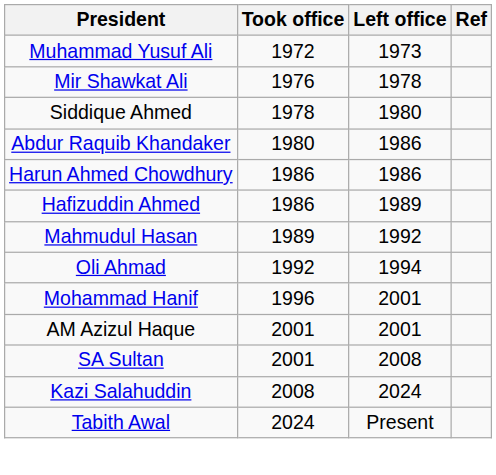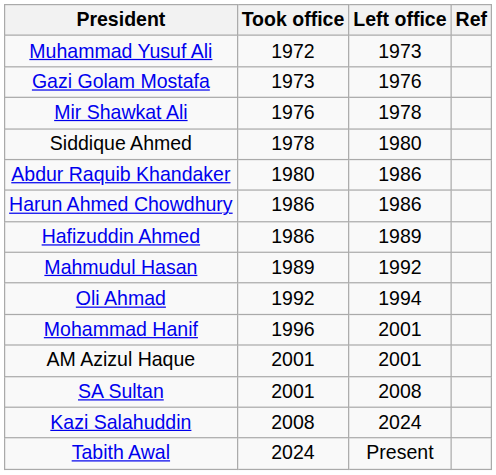+ row: (121, 81)
